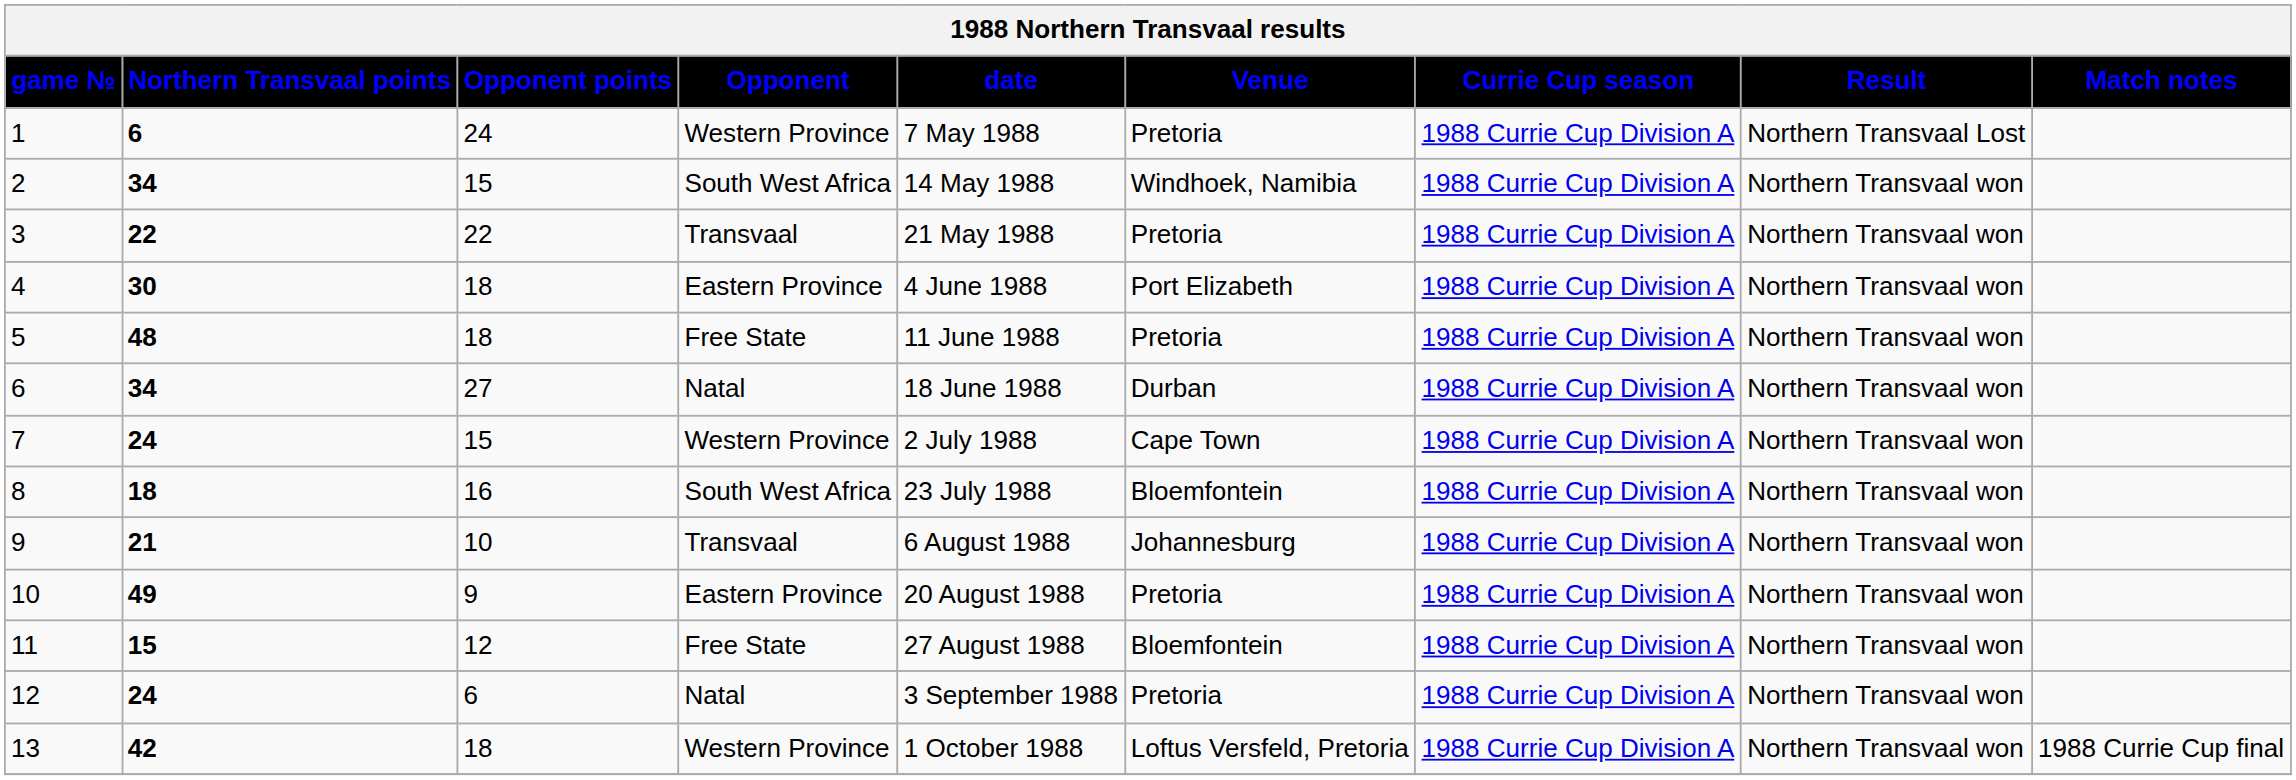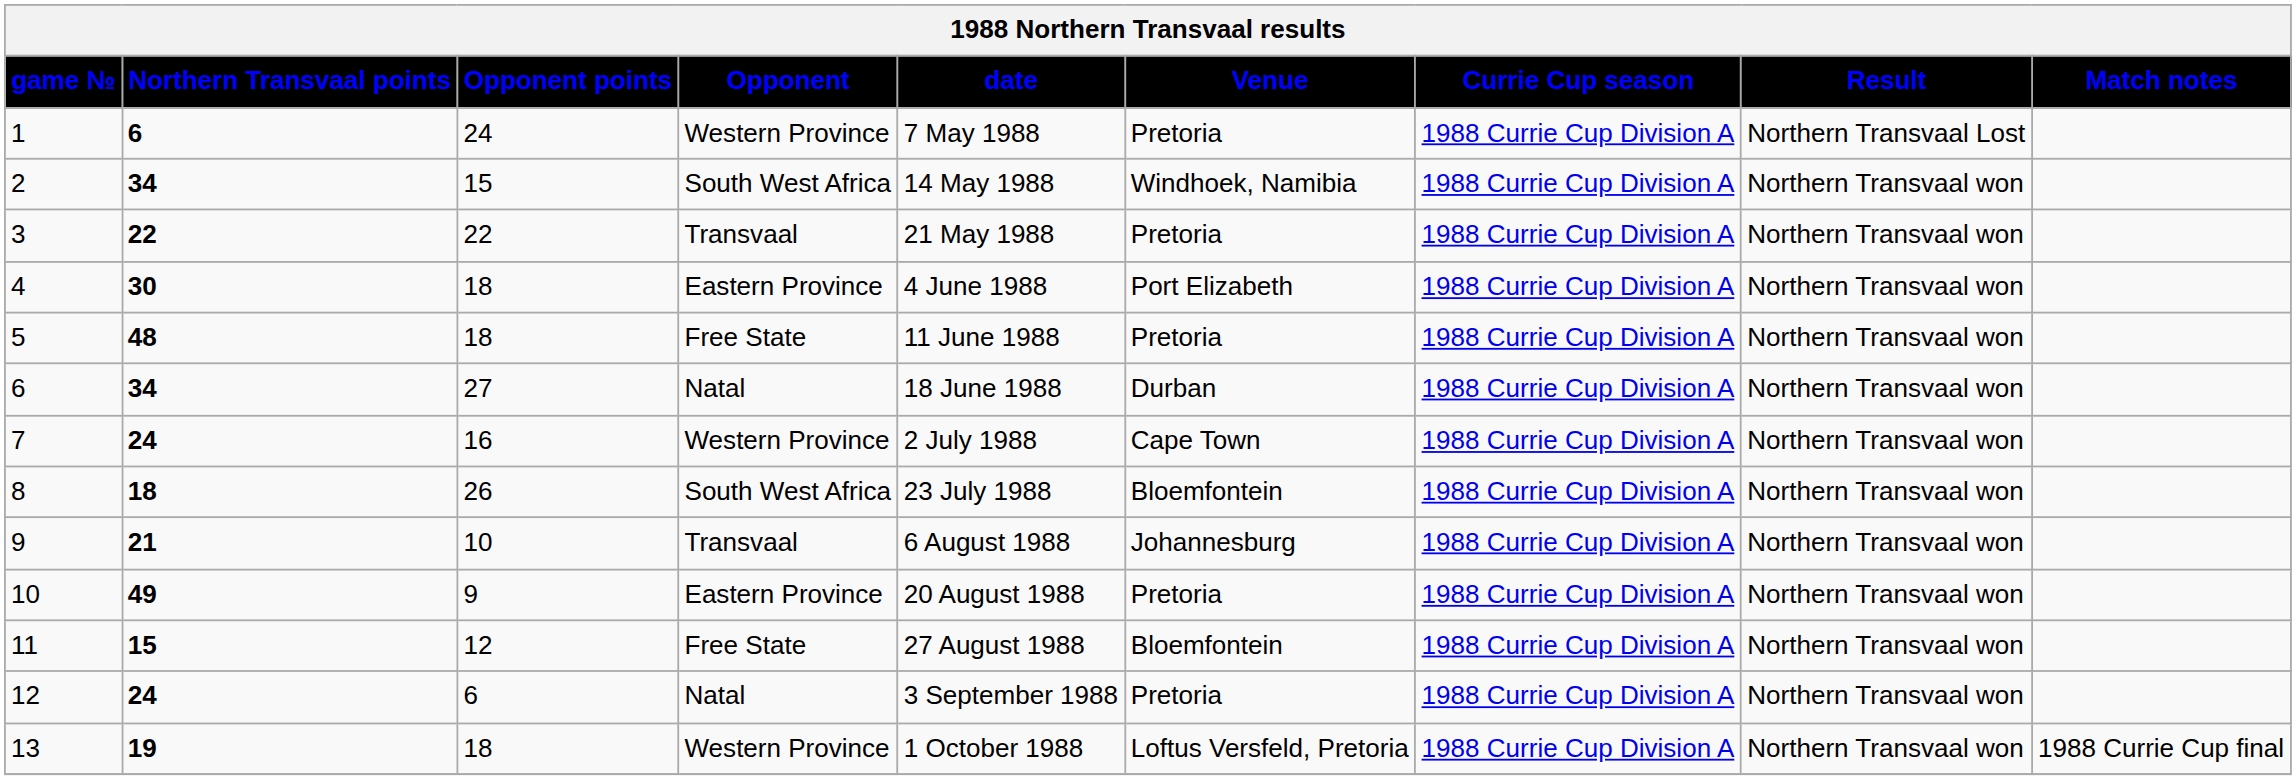(478, 440) 15 -> (478, 440) 16
(478, 491) 16 -> (478, 491) 26
(142, 748) 42 -> (142, 748) 19
